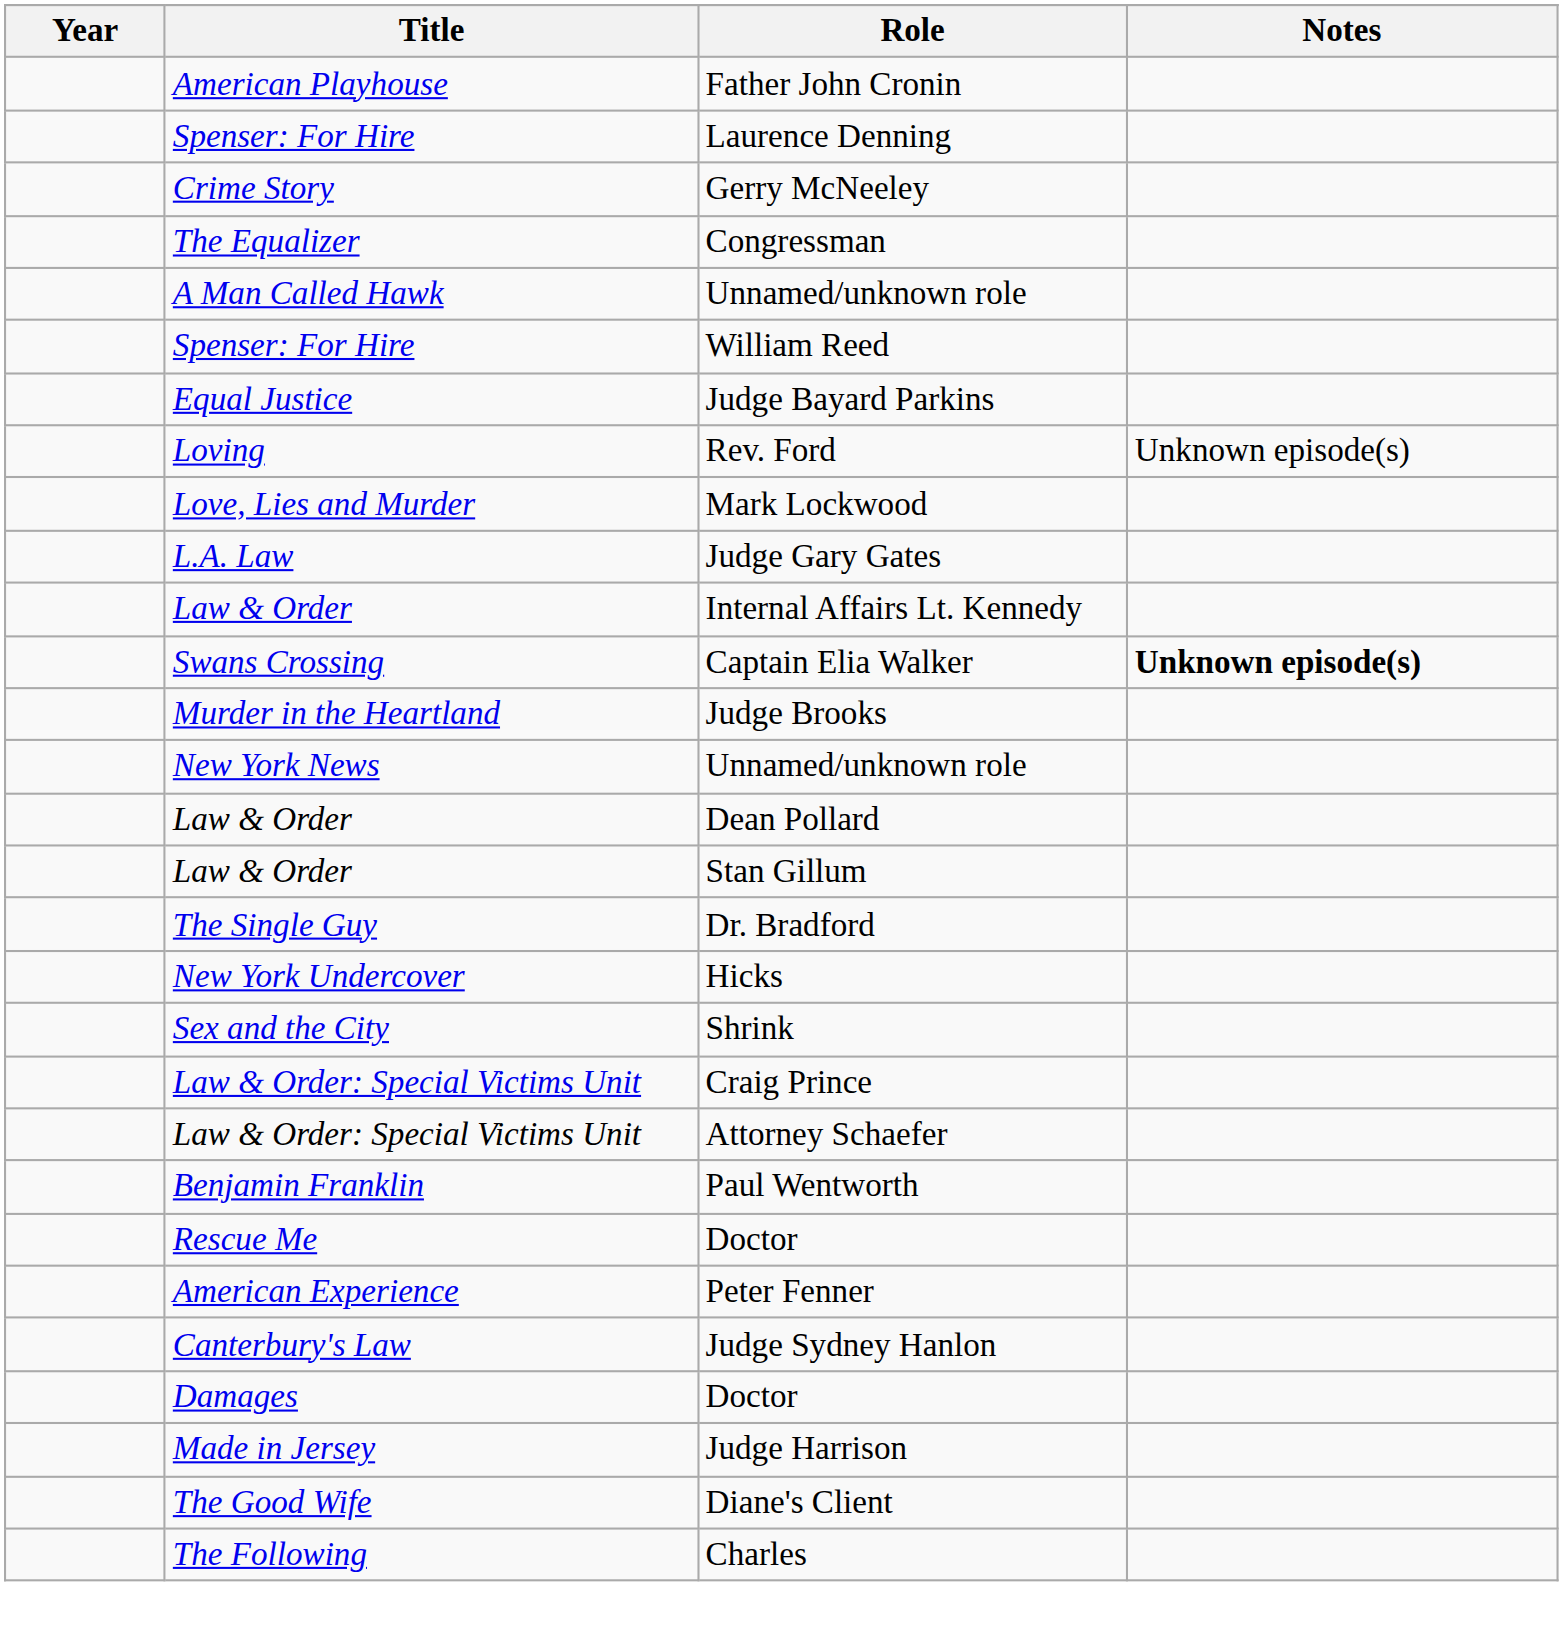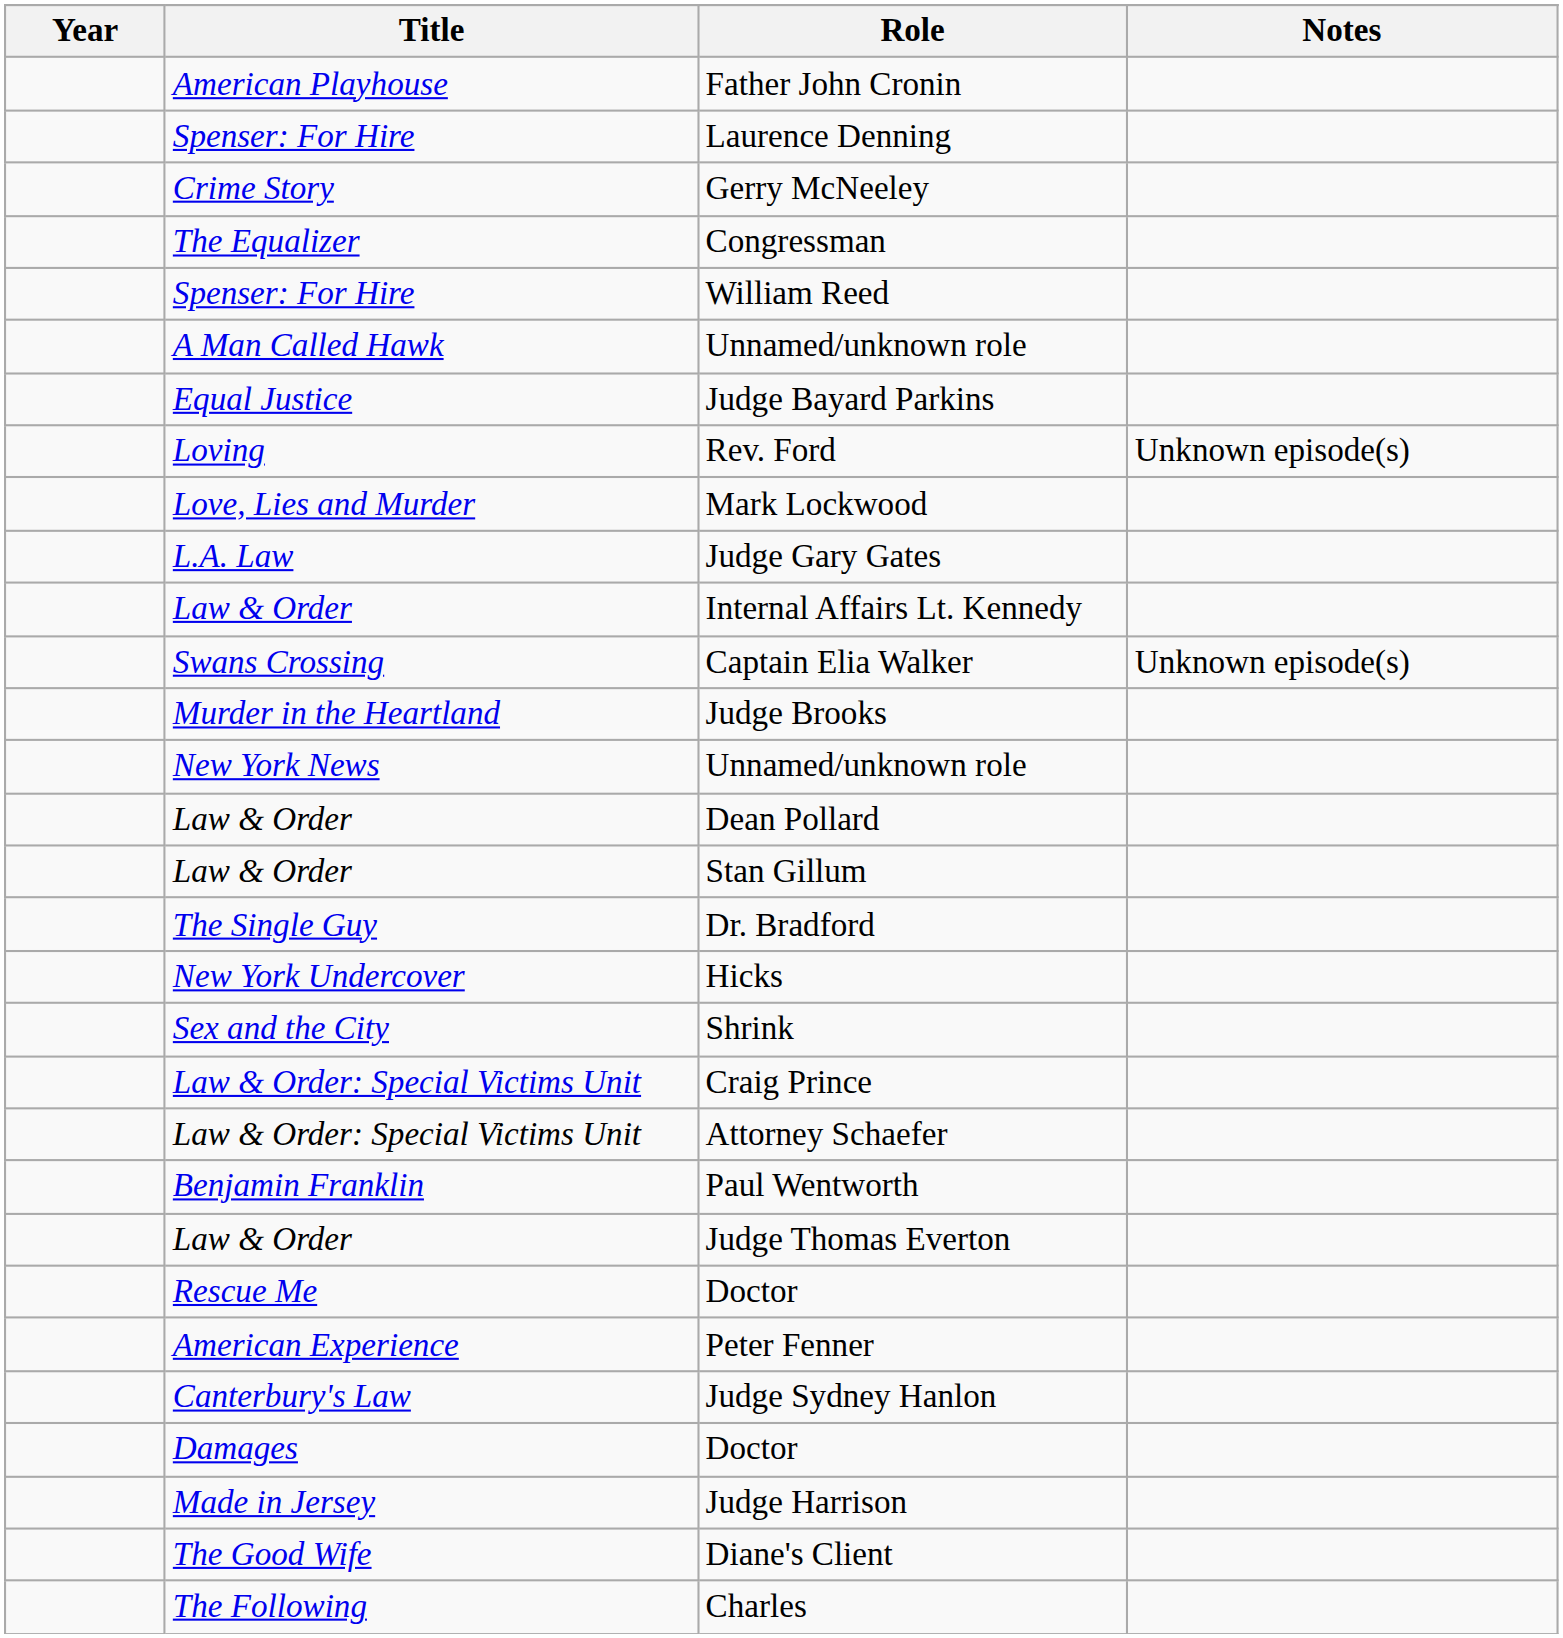rows swapped: (294, 345) <-> (308, 293)
(1278, 661) bold -> (1272, 661) normal
+ row: (262, 1238)
